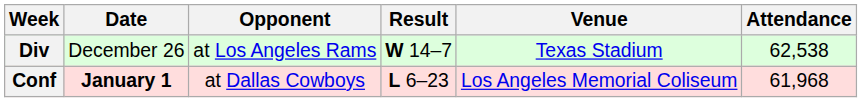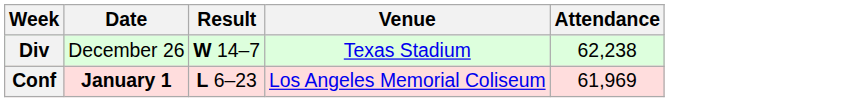- column: (285, 19)
(799, 50) 62,538 -> (607, 50) 62,238
(799, 81) 61,968 -> (607, 81) 61,969
